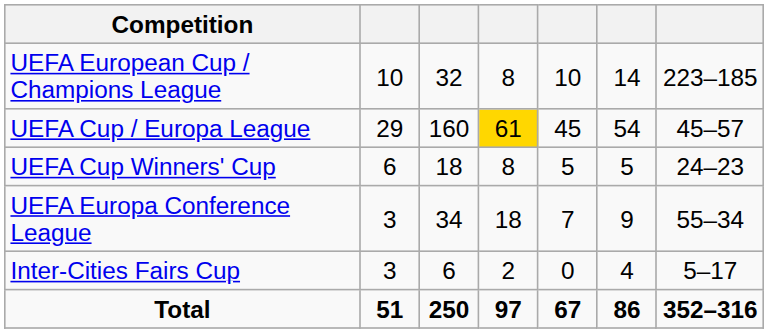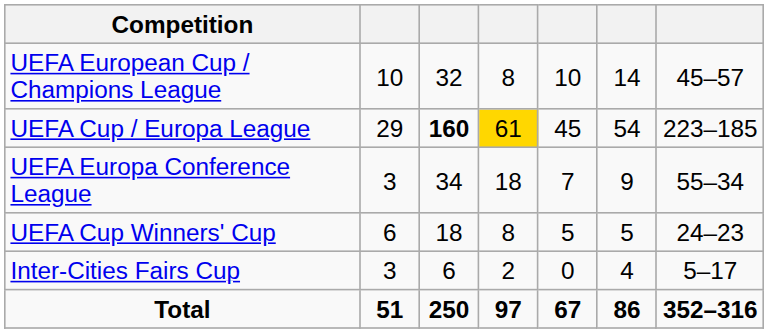(710, 76) 223–185 -> (710, 76) 45–57
(449, 128) normal -> (449, 128) bold
(710, 128) 45–57 -> (710, 128) 223–185
rows swapped: (150, 219) <-> (143, 167)
